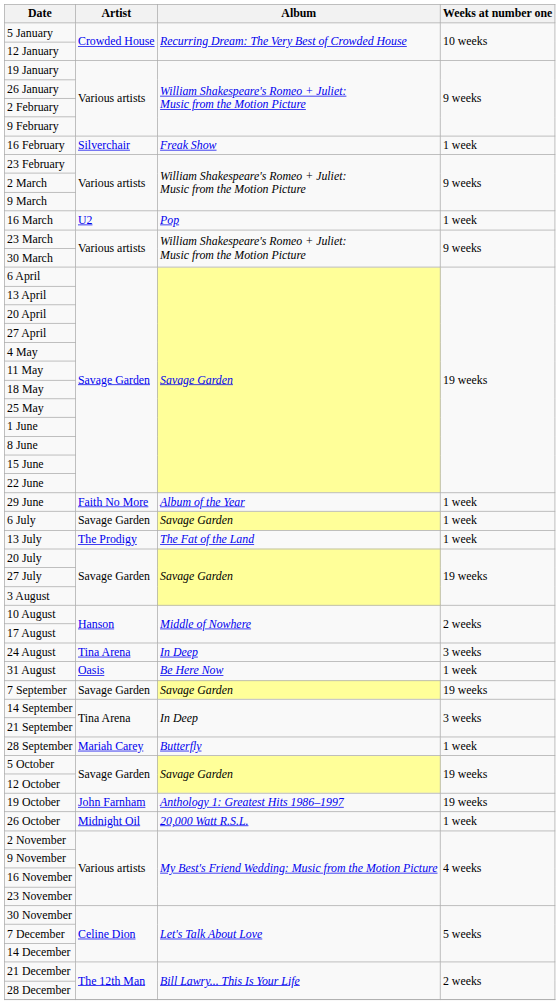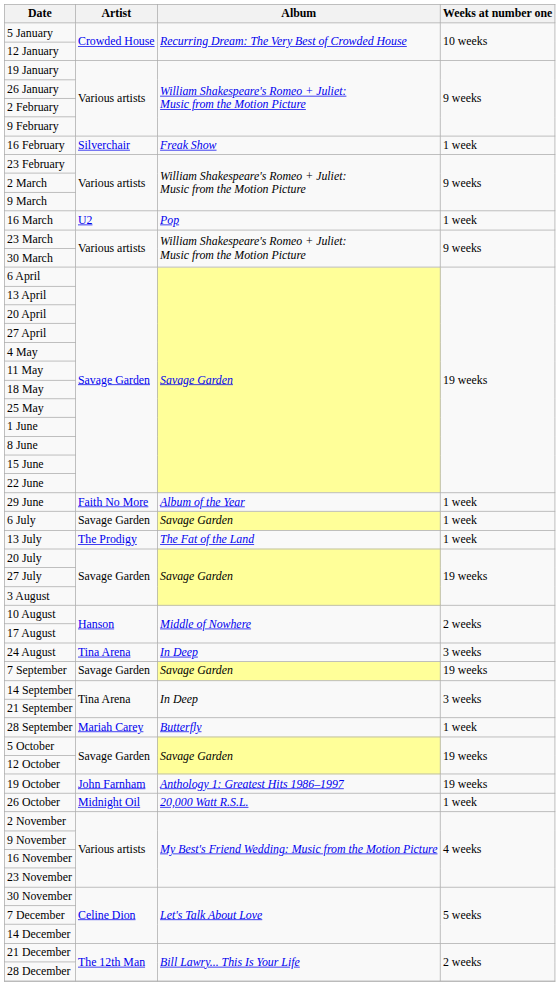- row: (31, 671)
